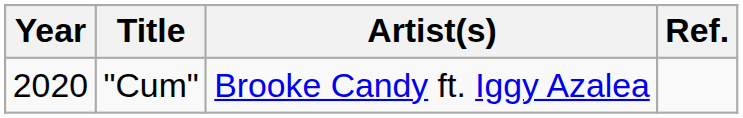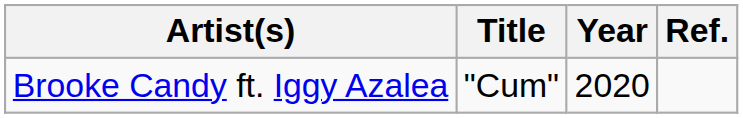columns swapped: (50, 31) <-> (432, 31)
